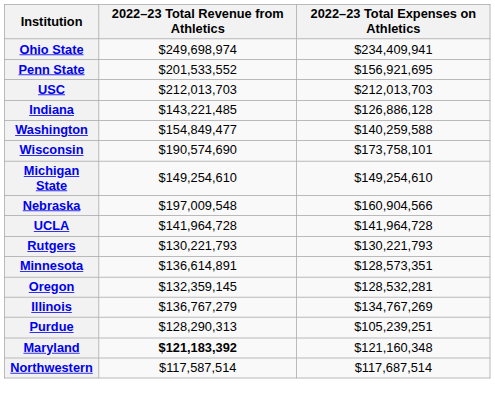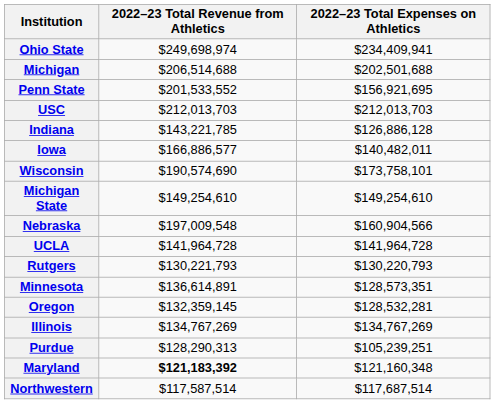+ row: (52, 69)
(198, 110) $143,221,485 -> (198, 130) $143,221,785
+ row: (52, 150)
- row: (52, 130)
(393, 246) $130,221,793 -> (393, 266) $130,220,793
(198, 307) $136,767,279 -> (198, 327) $134,767,269
